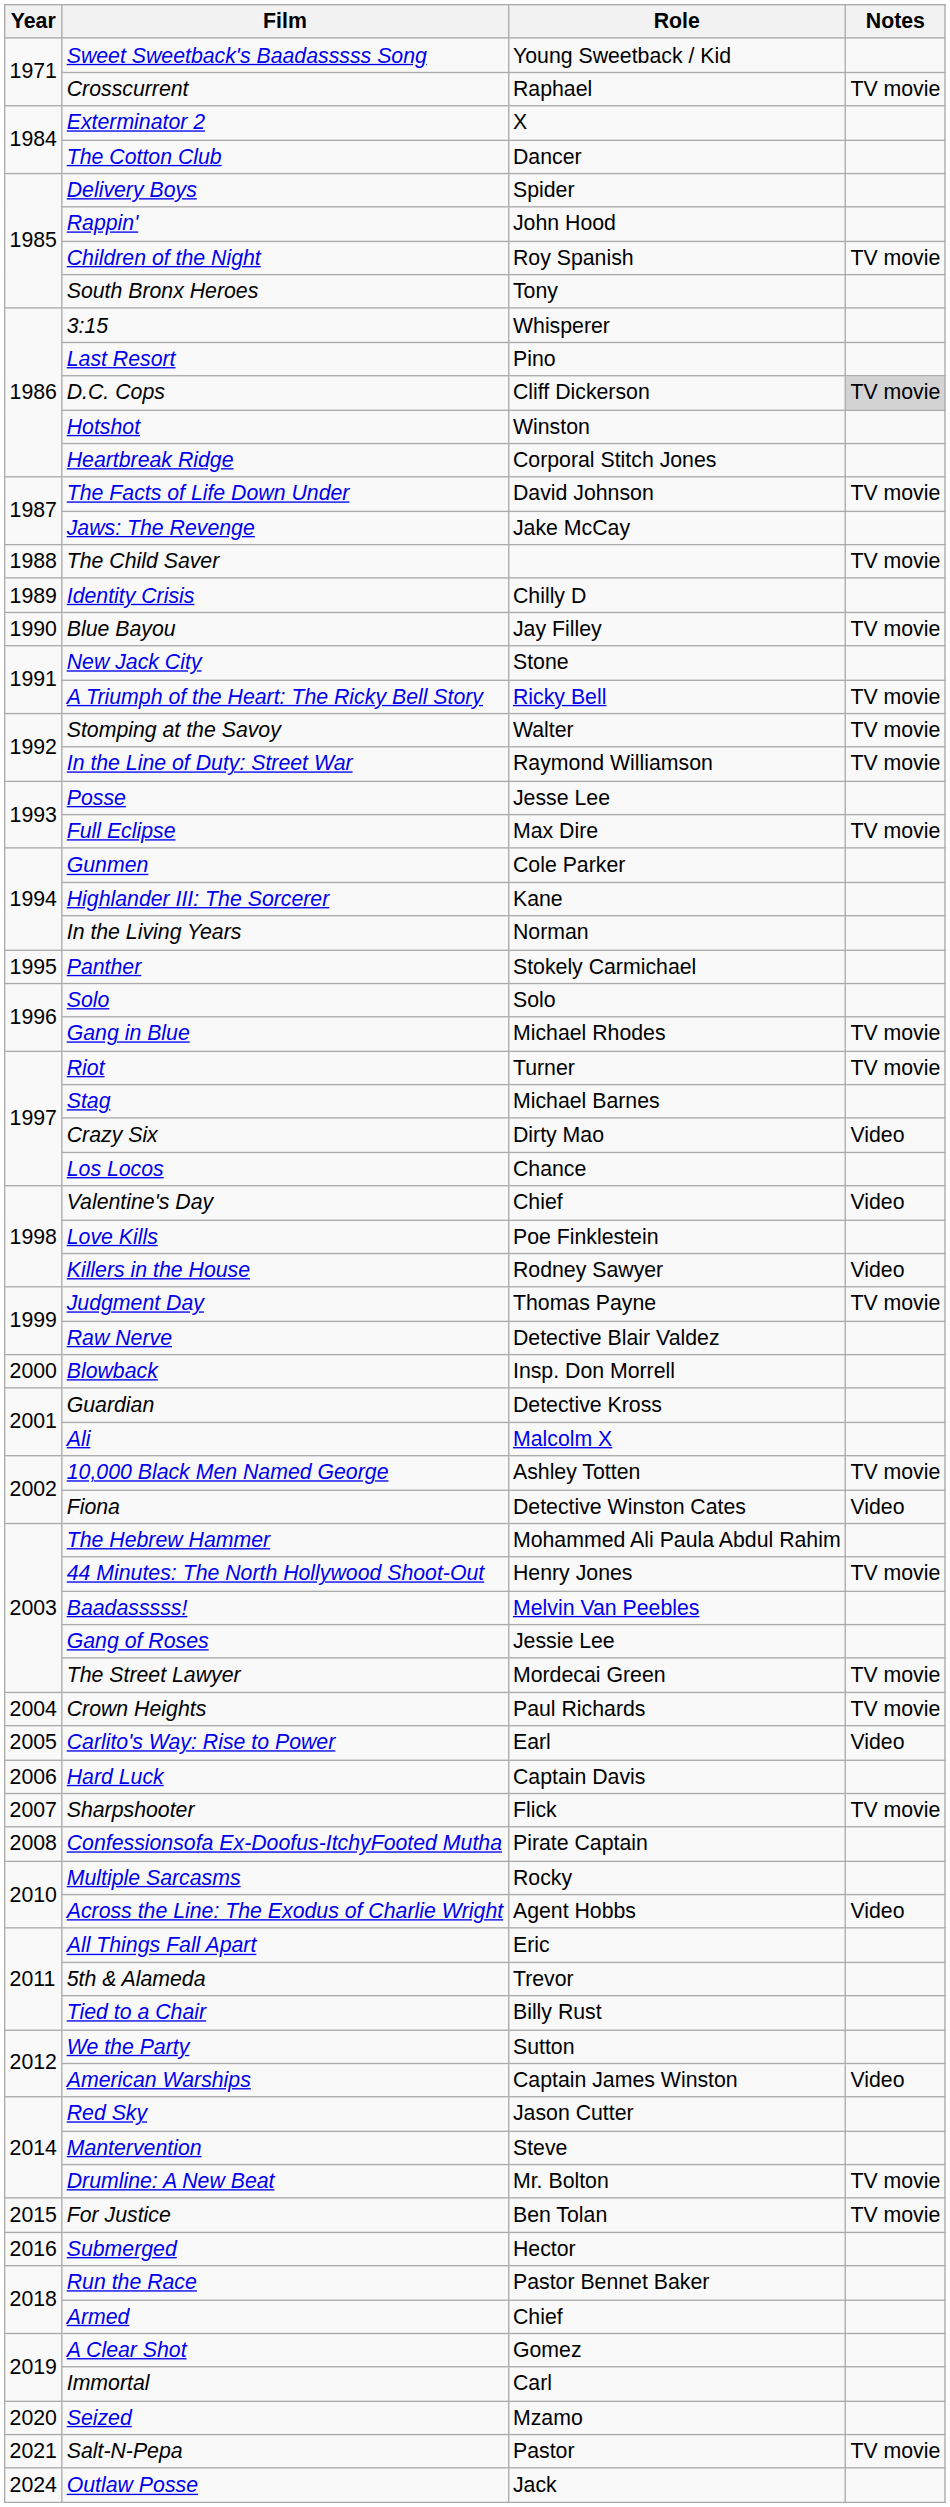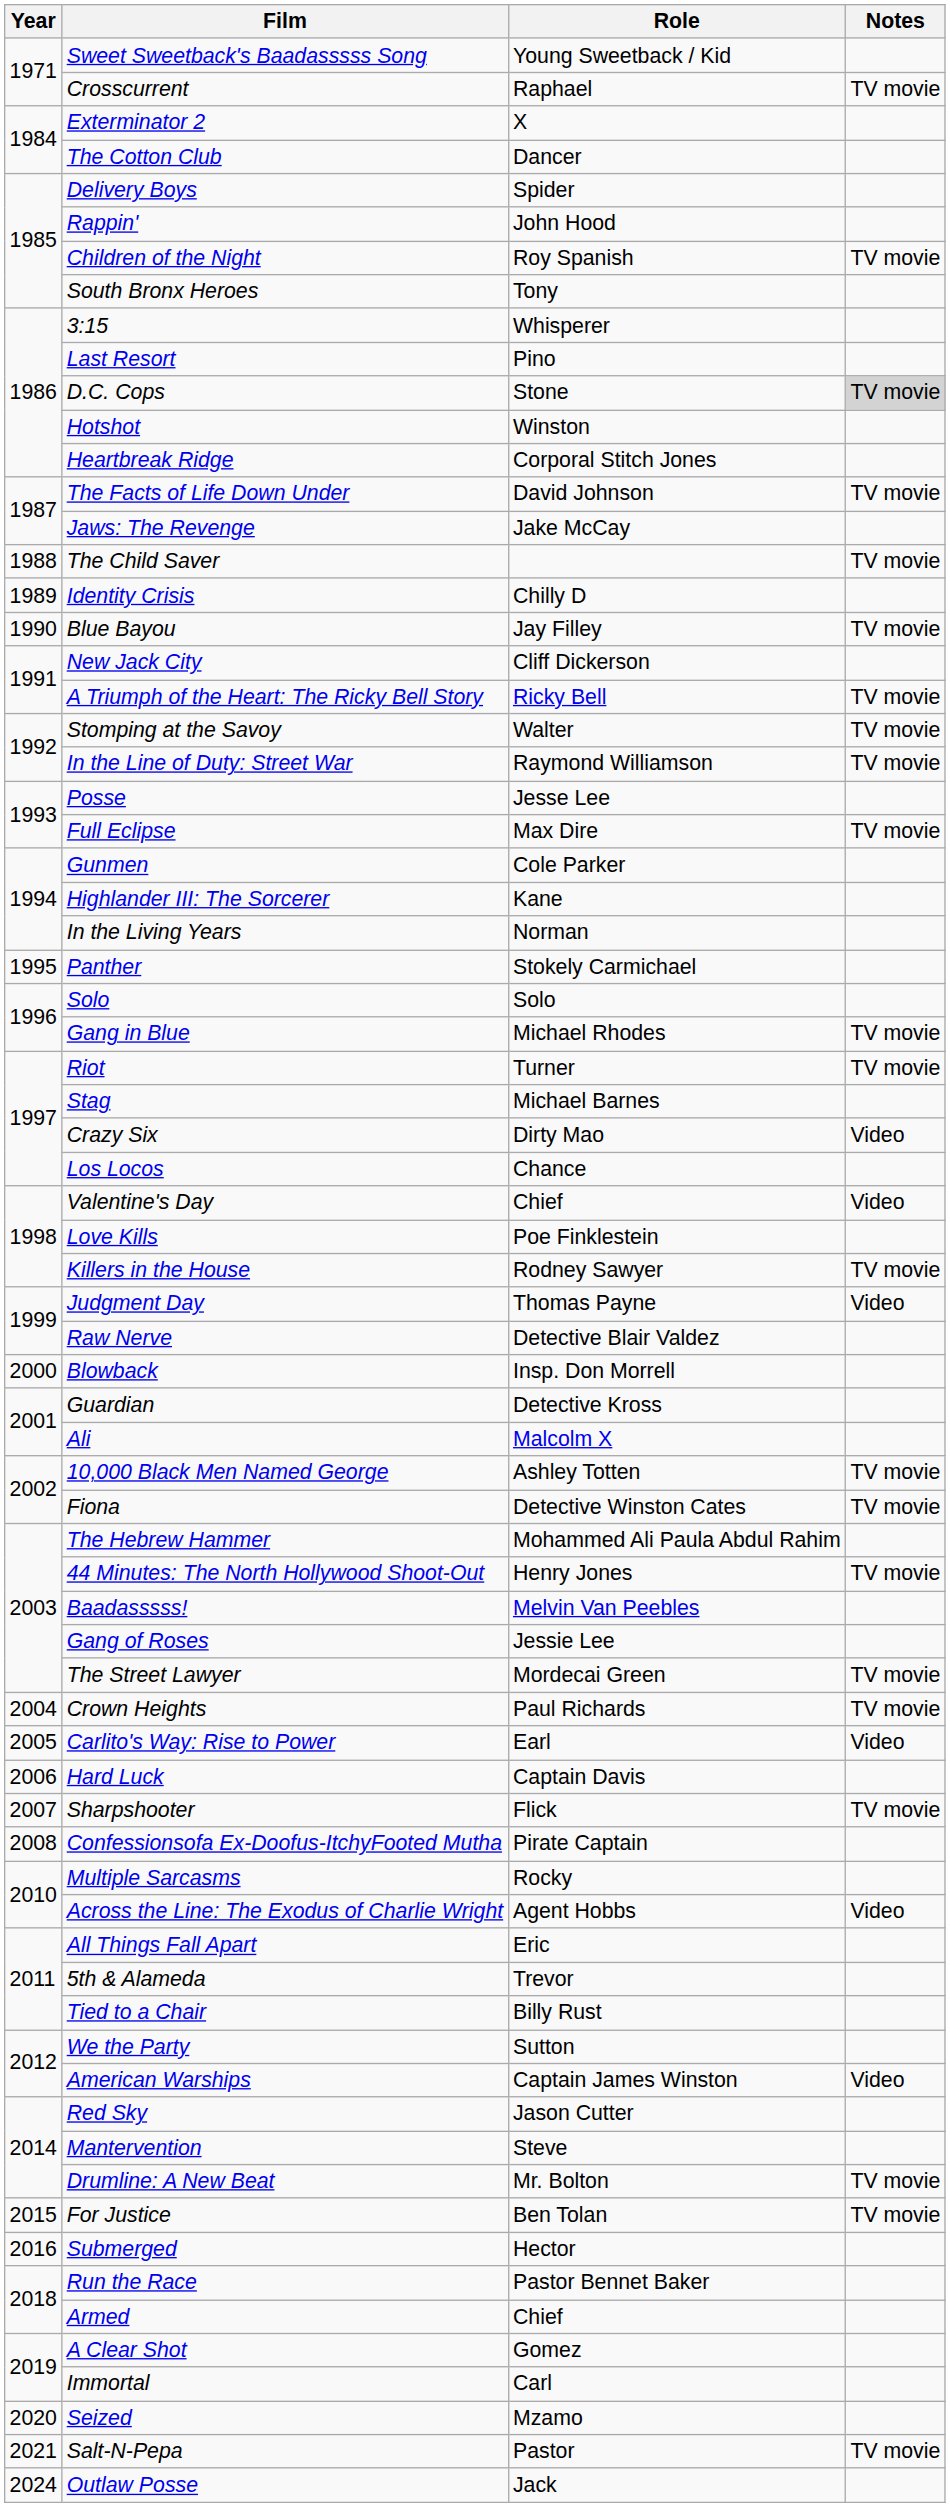(581, 392) Cliff Dickerson -> (541, 392) Stone
(541, 662) Stone -> (581, 662) Cliff Dickerson
(877, 1270) Video -> (895, 1270) TV movie
(895, 1303) TV movie -> (877, 1303) Video
(877, 1506) Video -> (895, 1506) TV movie
